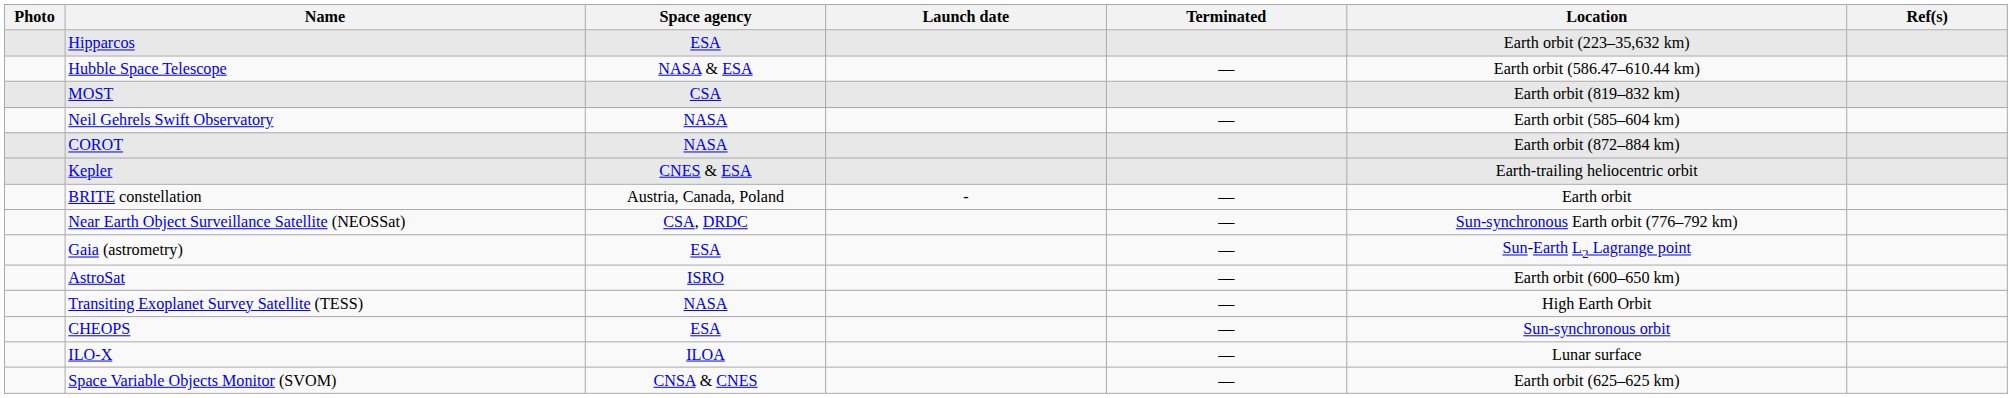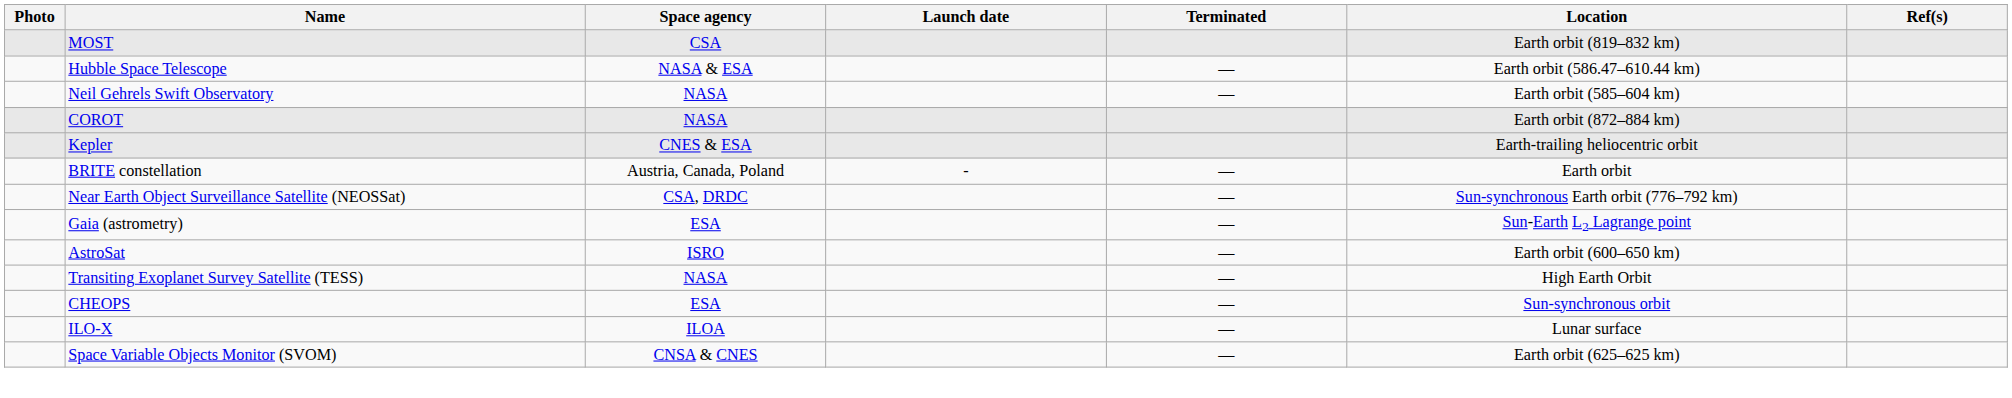- row: (102, 42)
rows swapped: (148, 68) <-> (91, 94)
